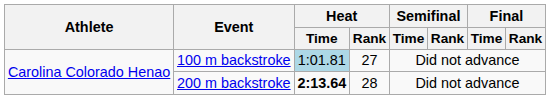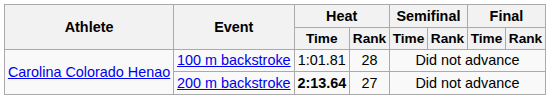(322, 60) lightblue background -> (322, 60) no background
(369, 60) 27 -> (369, 60) 28
(369, 83) 28 -> (369, 83) 27
